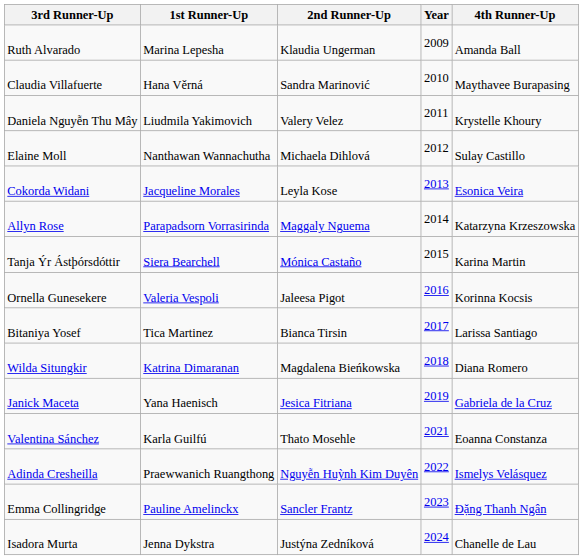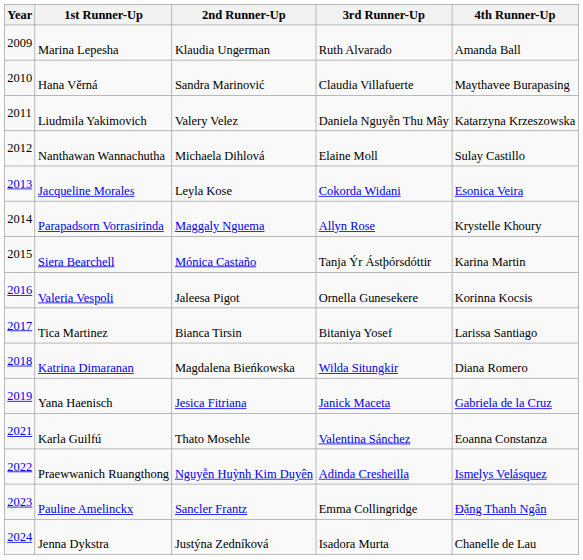columns swapped: (436, 14) <-> (72, 14)
(498, 120) Krystelle Khoury -> (515, 120) Katarzyna Krzeszowska
(515, 226) Katarzyna Krzeszowska -> (498, 226) Krystelle Khoury
